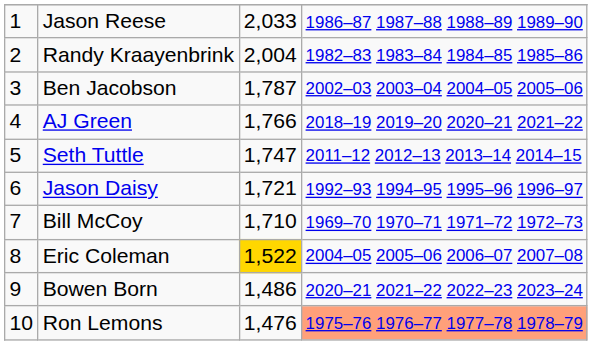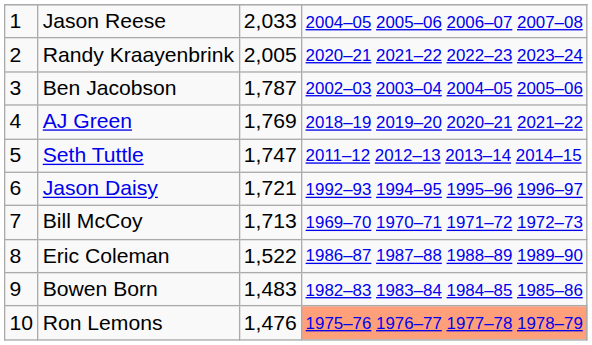(444, 21) 1986–87 1987–88 1988–89 1989–90 -> (444, 21) 2004–05 2005–06 2006–07 2007–08
(270, 54) 2,004 -> (270, 54) 2,005
(444, 55) 1982–83 1983–84 1984–85 1985–86 -> (444, 55) 2020–21 2021–22 2022–23 2023–24
(270, 121) 1,766 -> (270, 121) 1,769
(270, 222) 1,710 -> (270, 222) 1,713
(270, 255) gold background -> (270, 255) no background
(444, 256) 2004–05 2005–06 2006–07 2007–08 -> (444, 256) 1986–87 1987–88 1988–89 1989–90
(270, 289) 1,486 -> (270, 289) 1,483
(444, 289) 2020–21 2021–22 2022–23 2023–24 -> (444, 289) 1982–83 1983–84 1984–85 1985–86
